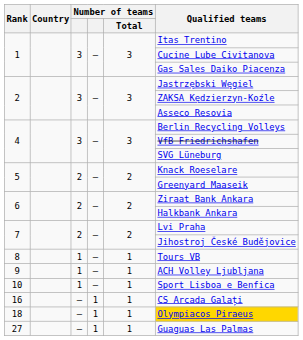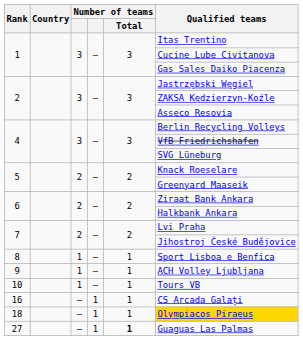(179, 256) Tours VB -> (216, 256) Sport Lisboa e Benfica
(216, 285) Sport Lisboa e Benfica -> (179, 285) Tours VB
(129, 329) normal -> (129, 329) bold
